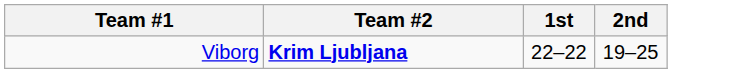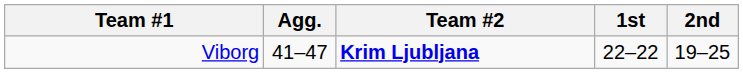+ column: (300, 20)
